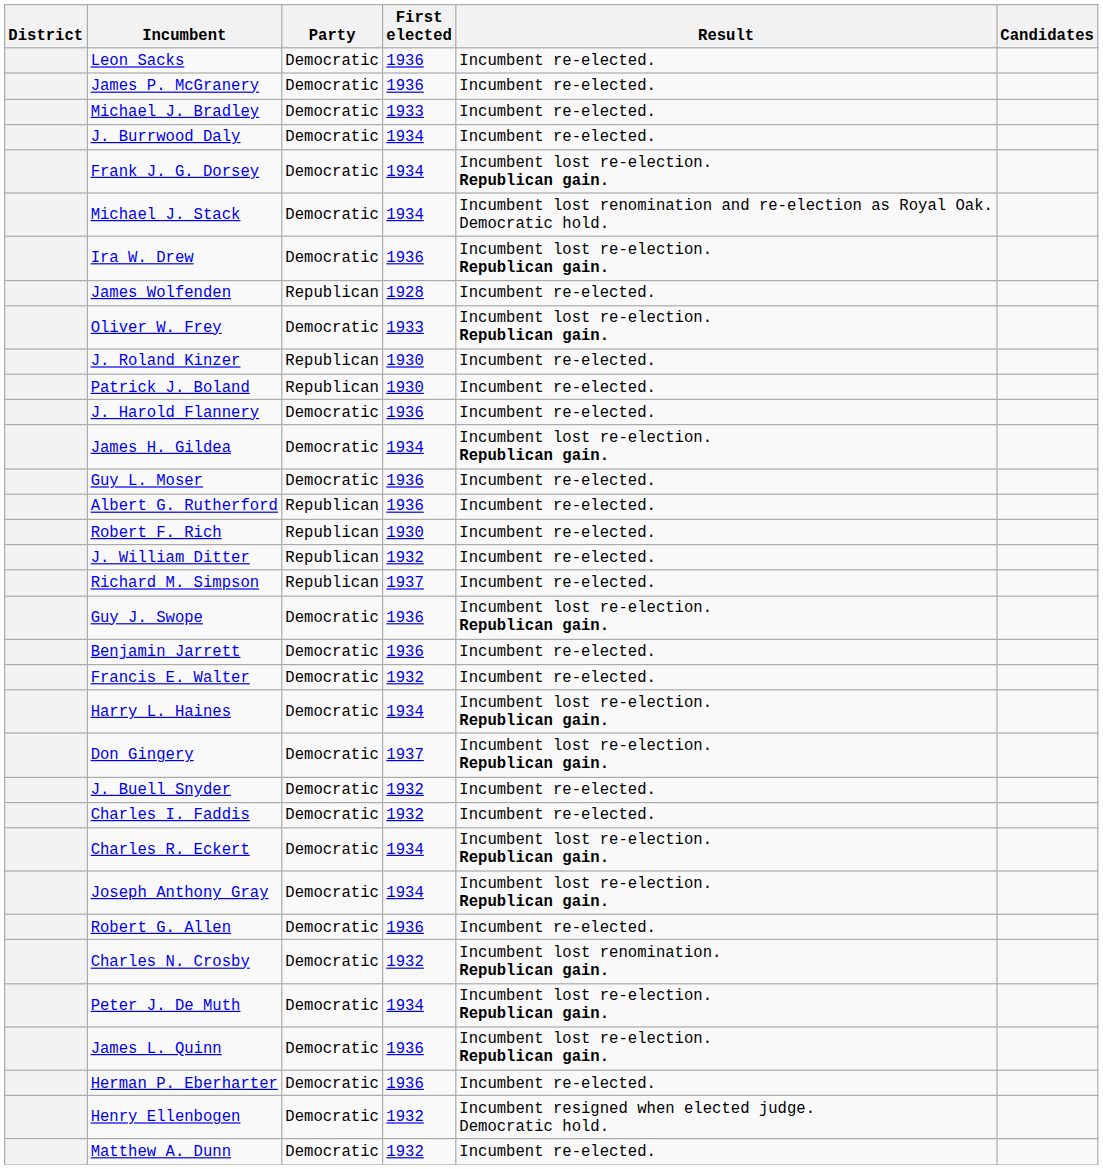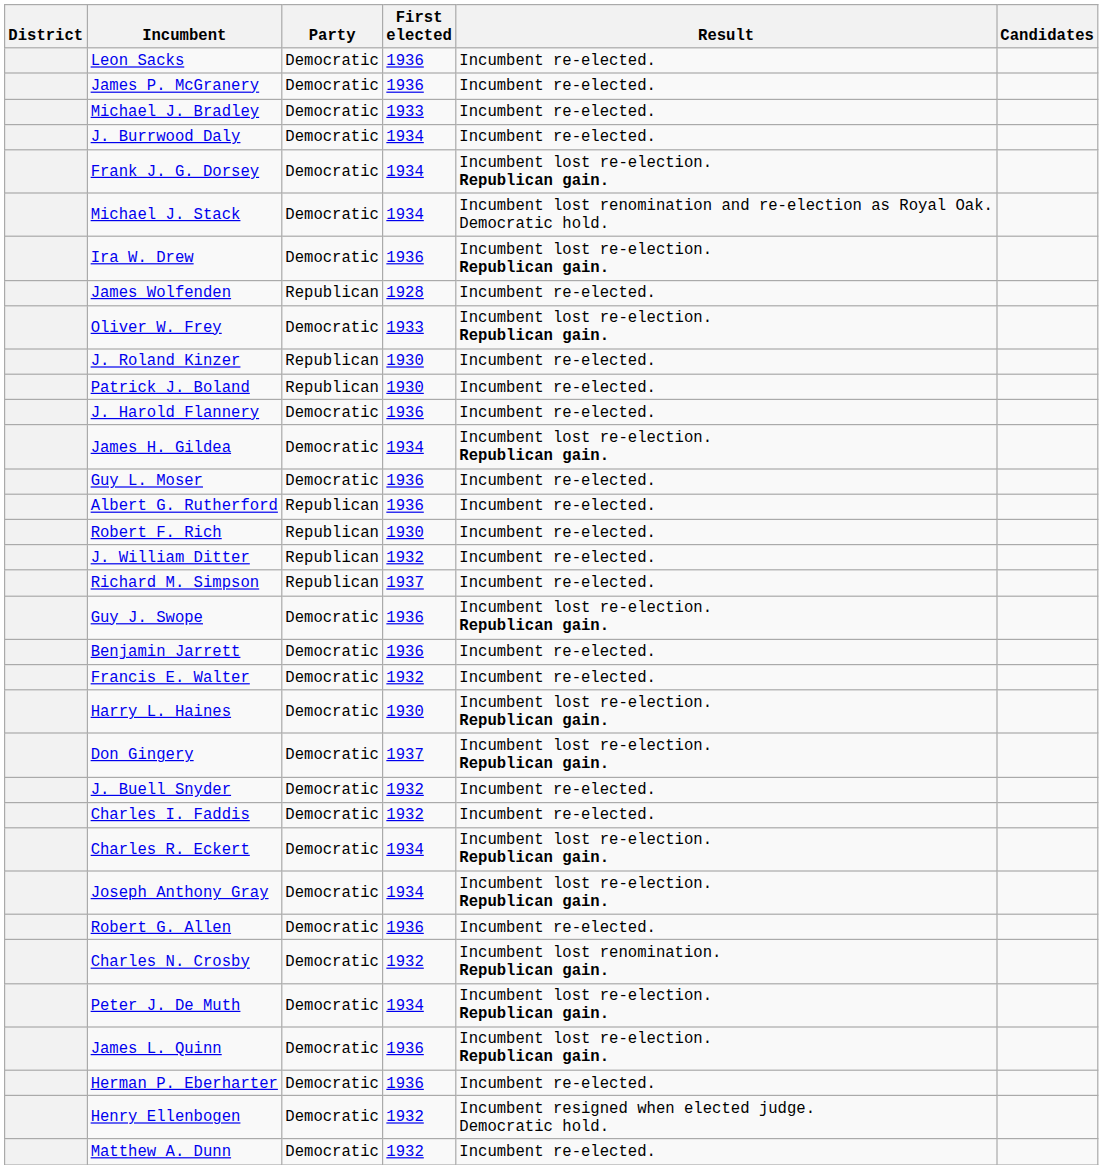(405, 712) 1934 -> (405, 712) 1930
